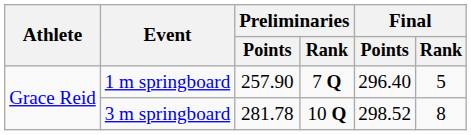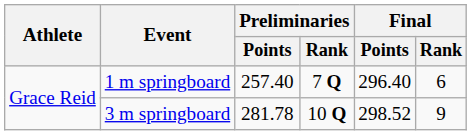(267, 82) 257.90 -> (267, 82) 257.40
(441, 82) 5 -> (441, 82) 6
(441, 113) 8 -> (441, 113) 9
